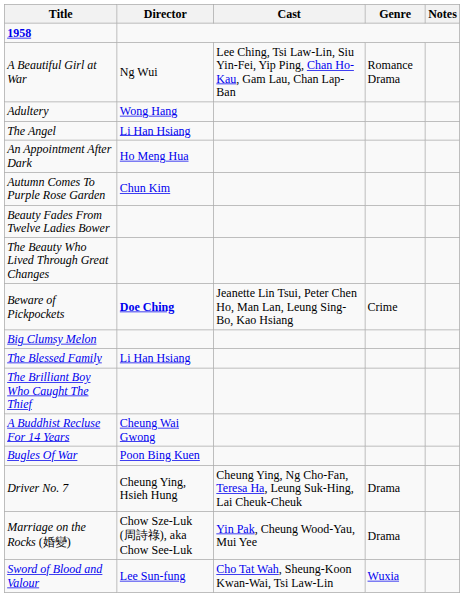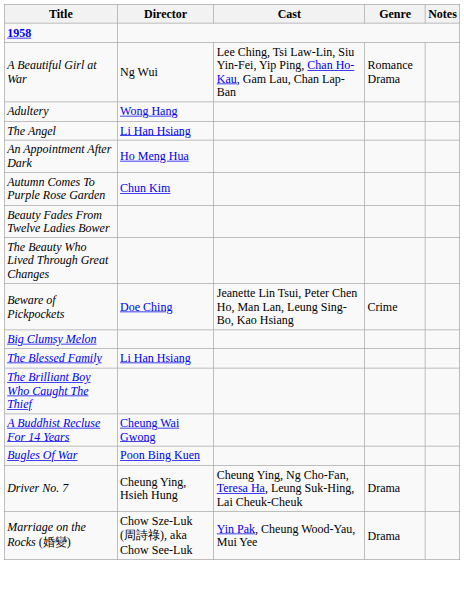(147, 306) bold -> (146, 306) normal
- row: (55, 576)
